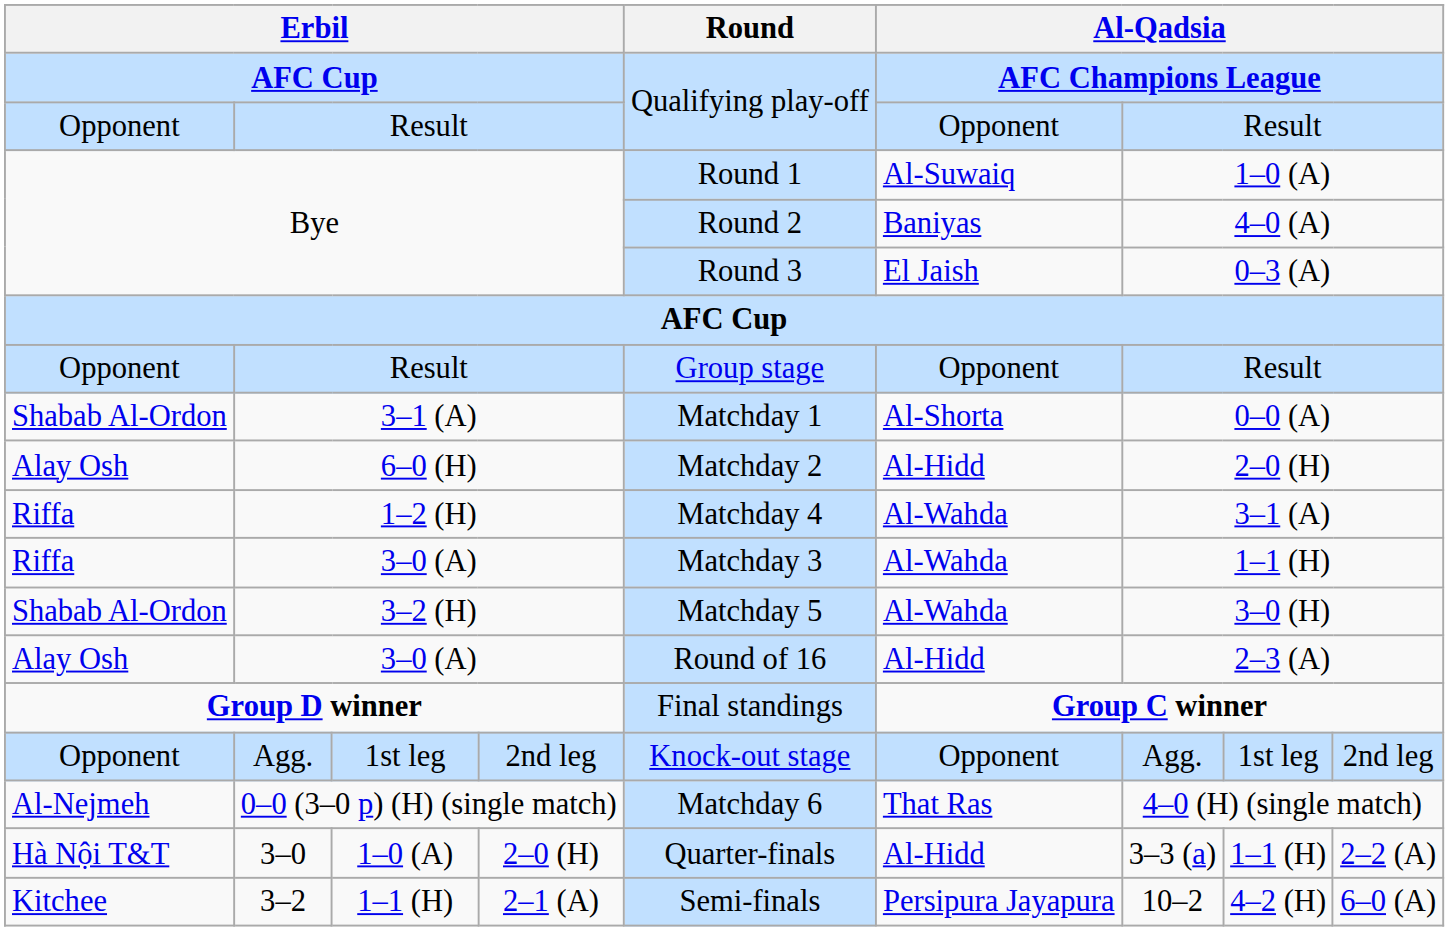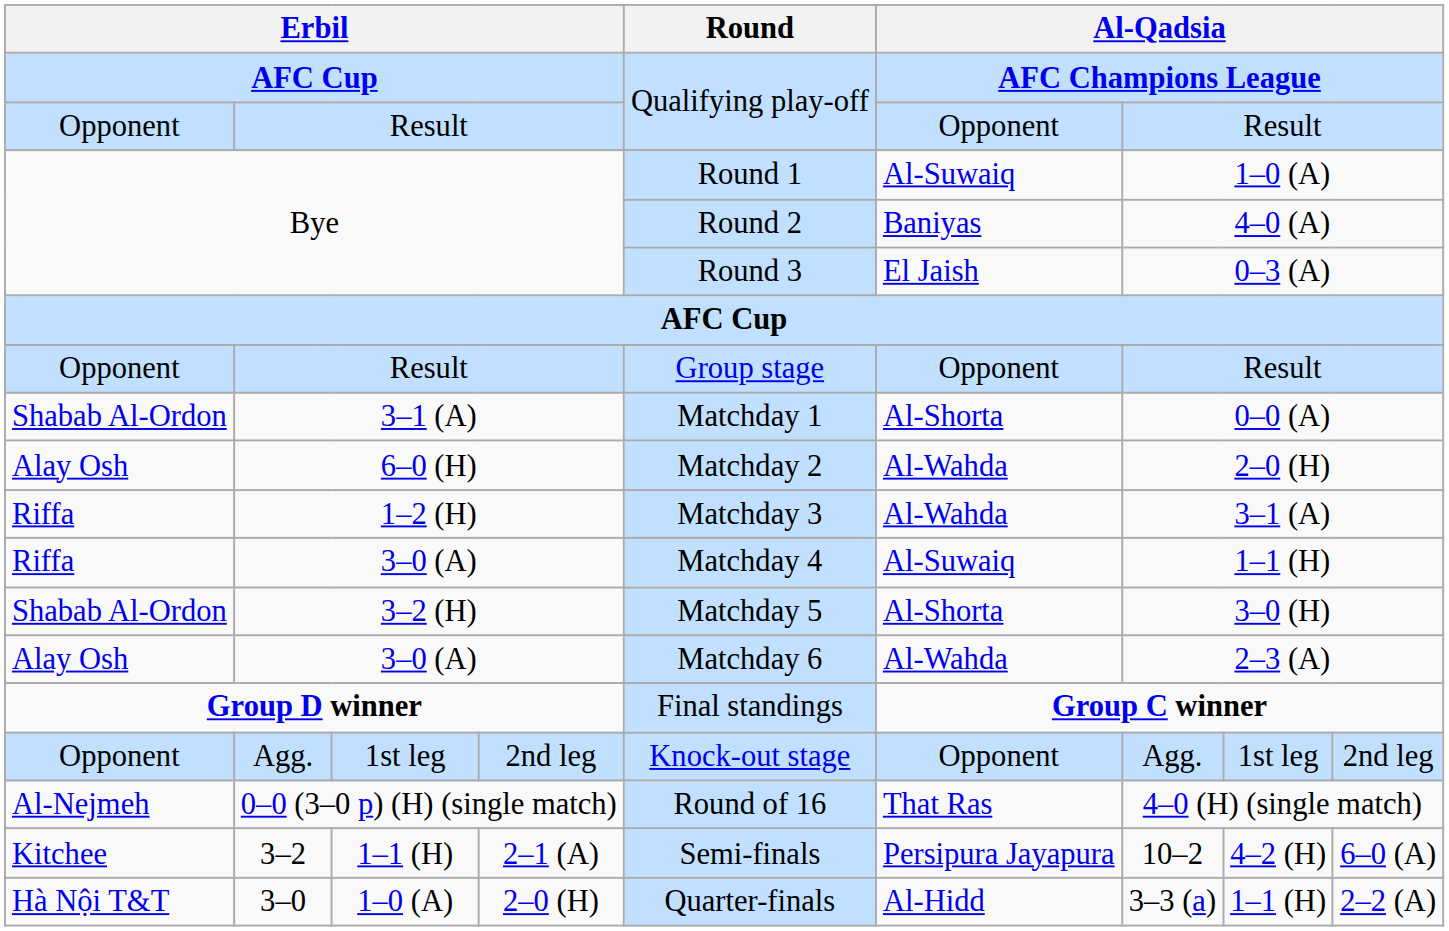(934, 464) Al-Hidd -> (945, 464) Al-Wahda
(750, 513) Matchday 4 -> (750, 513) Matchday 3
(750, 561) Matchday 3 -> (750, 561) Matchday 4
(945, 561) Al-Wahda -> (949, 561) Al-Suwaiq
(945, 610) Al-Wahda -> (943, 610) Al-Shorta
(750, 658) Round of 16 -> (750, 658) Matchday 6
(934, 658) Al-Hidd -> (945, 658) Al-Wahda
(750, 804) Matchday 6 -> (750, 804) Round of 16
rows swapped: (91, 852) <-> (60, 901)
